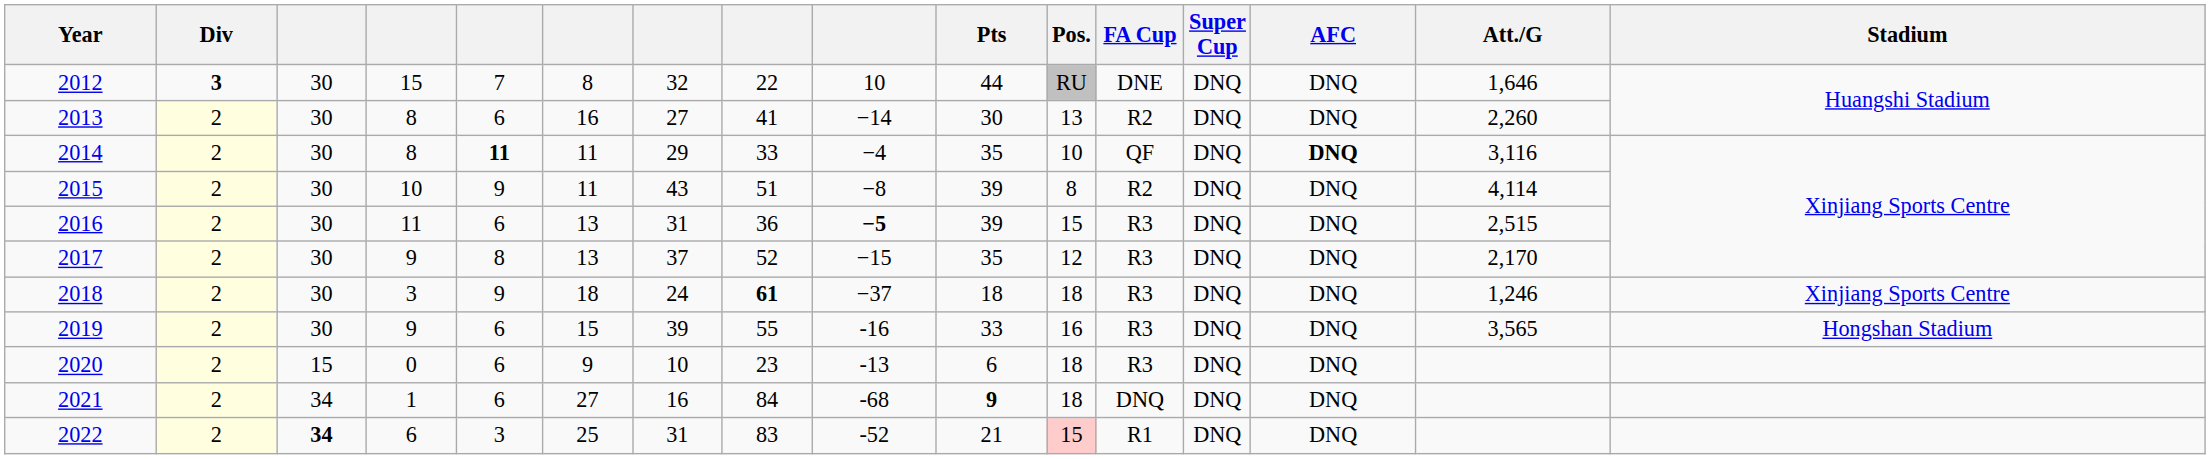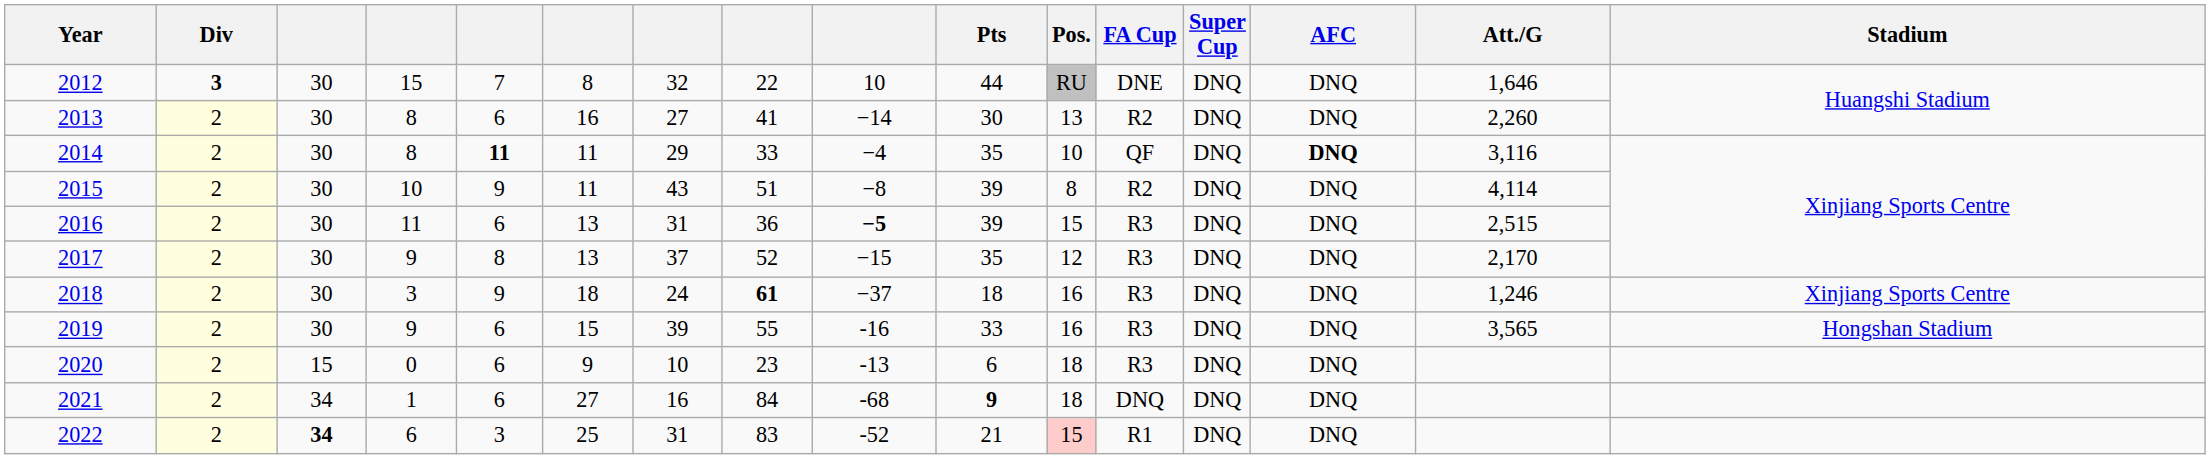(1071, 294) 18 -> (1071, 294) 16
